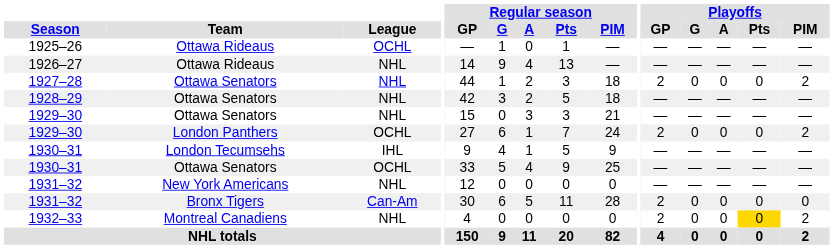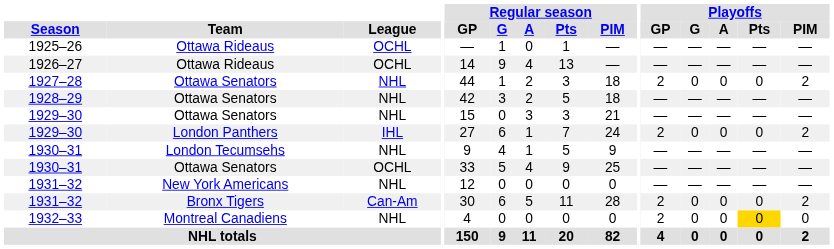(392, 64) NHL -> (392, 64) OCHL
(392, 133) OCHL -> (392, 133) IHL
(392, 150) IHL -> (392, 150) NHL
(805, 201) 0 -> (805, 201) 2
(805, 219) 2 -> (805, 219) 0
